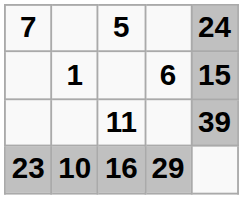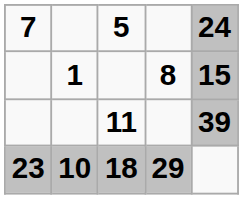(168, 74) 6 -> (168, 74) 8
(121, 168) 16 -> (121, 168) 18
